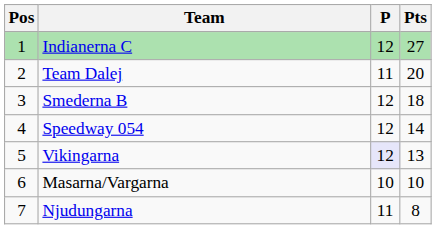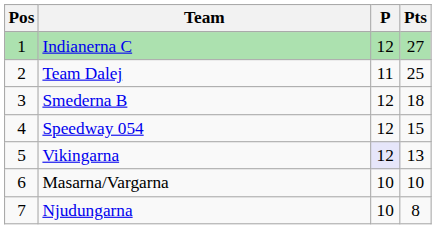(415, 73) 20 -> (415, 73) 25
(415, 127) 14 -> (415, 127) 15
(385, 210) 11 -> (385, 210) 10
